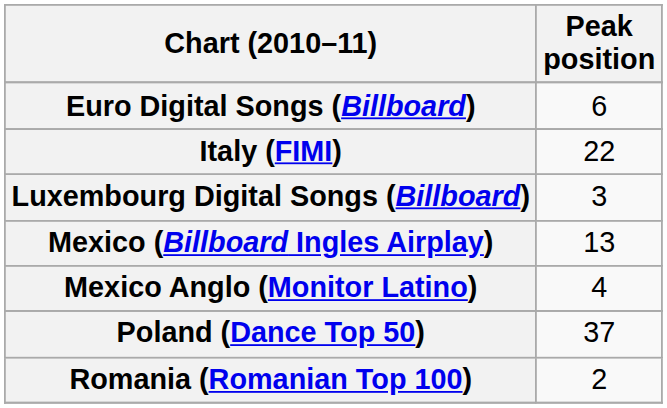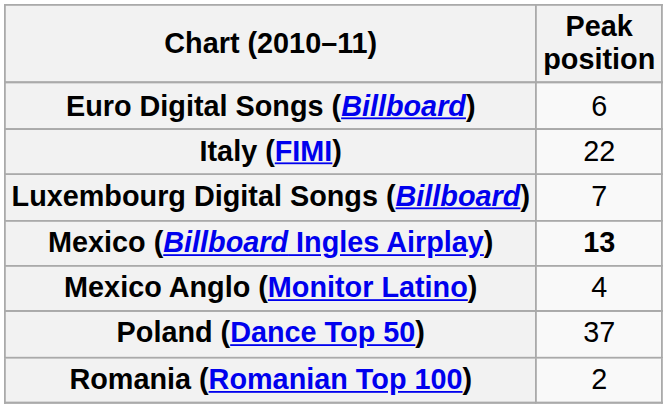(599, 196) 3 -> (599, 196) 7
(599, 242) normal -> (599, 242) bold
